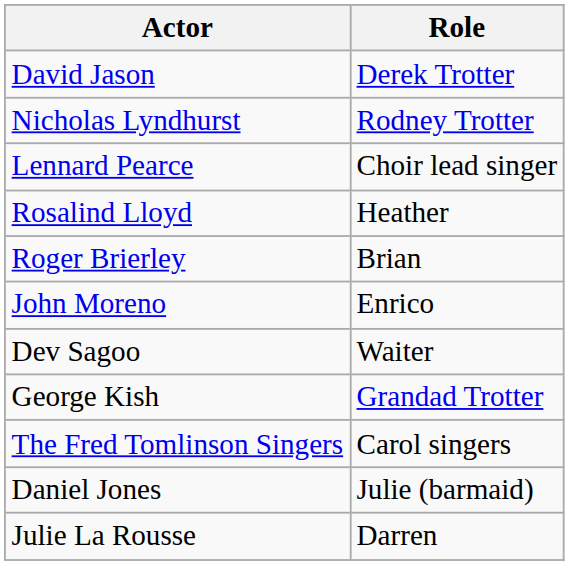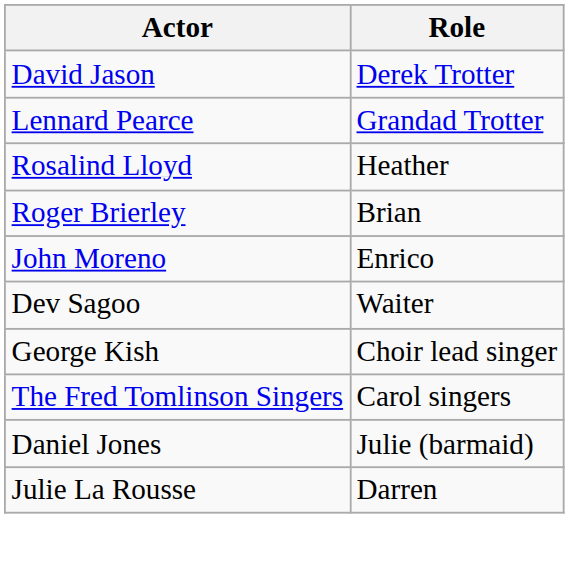- row: (126, 119)
(457, 166) Choir lead singer -> (450, 119) Grandad Trotter
(450, 397) Grandad Trotter -> (457, 350) Choir lead singer
